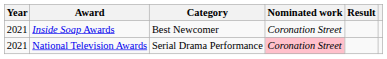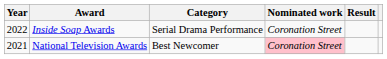(17, 29) 2021 -> (17, 29) 2022
(185, 29) Best Newcomer -> (207, 29) Serial Drama Performance
(207, 45) Serial Drama Performance -> (185, 45) Best Newcomer
